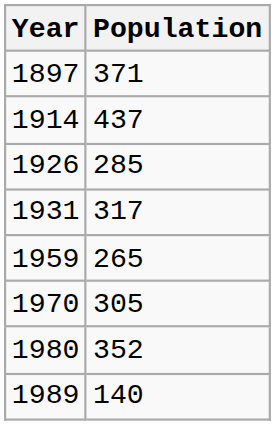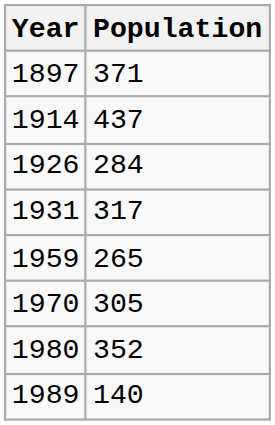(118, 166) 285 -> (118, 166) 284
